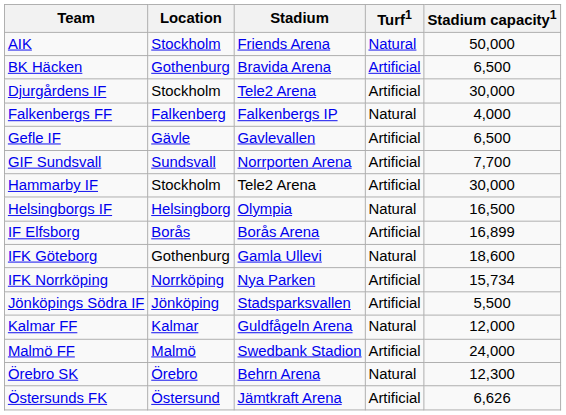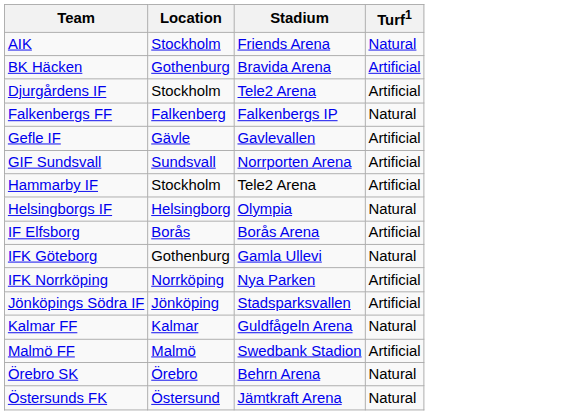- column: (492, 18)
(395, 397) Artificial -> (392, 397) Natural
